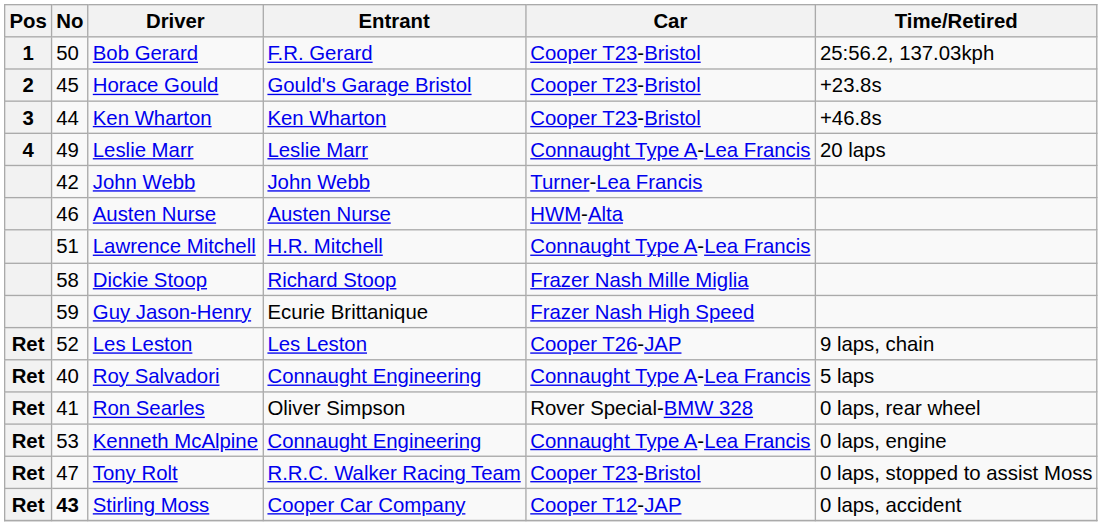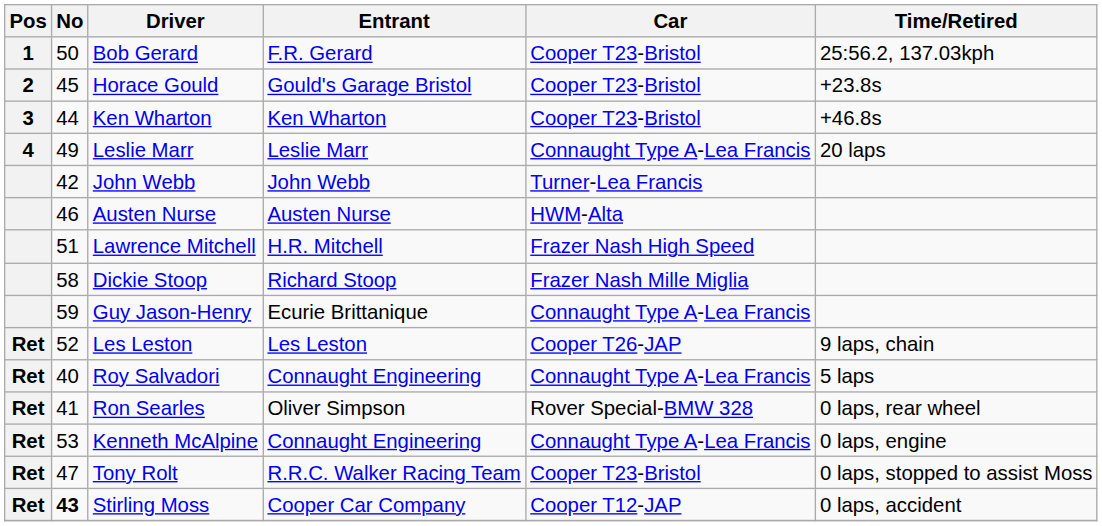(670, 247) Connaught Type A-Lea Francis -> (642, 247) Frazer Nash High Speed
(642, 311) Frazer Nash High Speed -> (670, 311) Connaught Type A-Lea Francis
